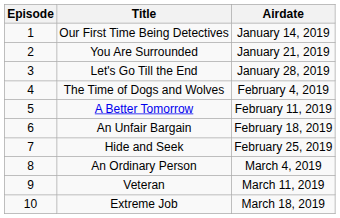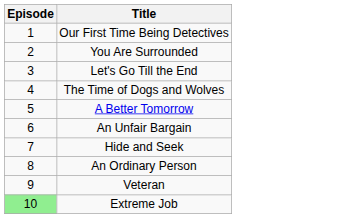- column: (283, 14)
(30, 204) no background -> (30, 204) lightgreen background
